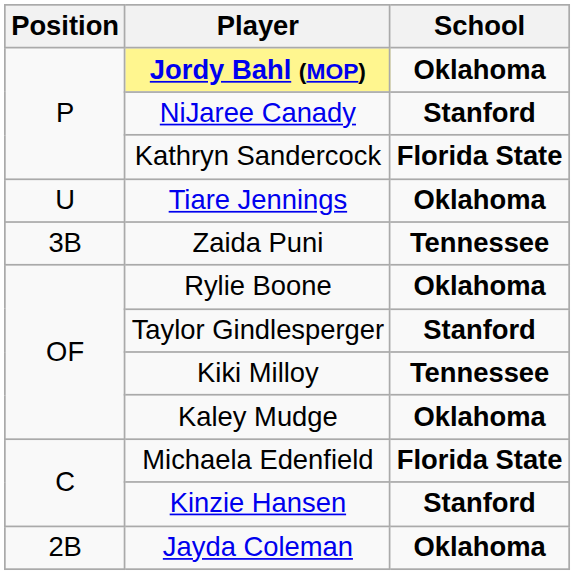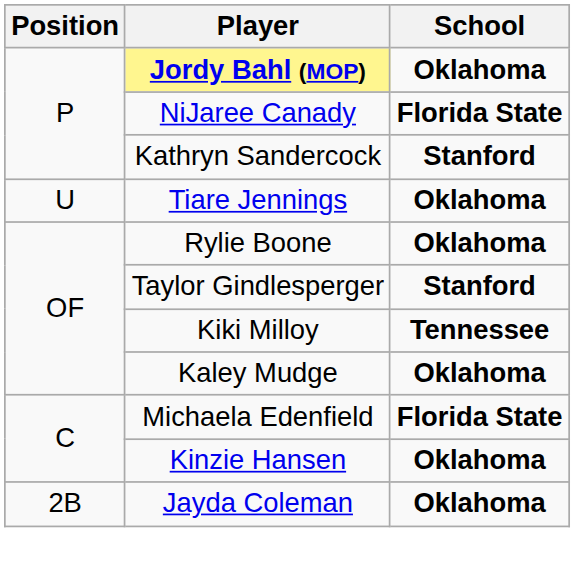(480, 112) Stanford -> (480, 112) Florida State
(480, 156) Florida State -> (480, 156) Stanford
- row: (258, 243)
(480, 503) Stanford -> (480, 460) Oklahoma
